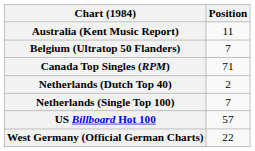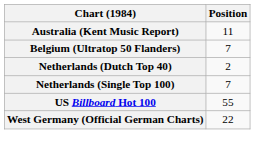- row: (105, 66)
(228, 119) 57 -> (228, 102) 55
